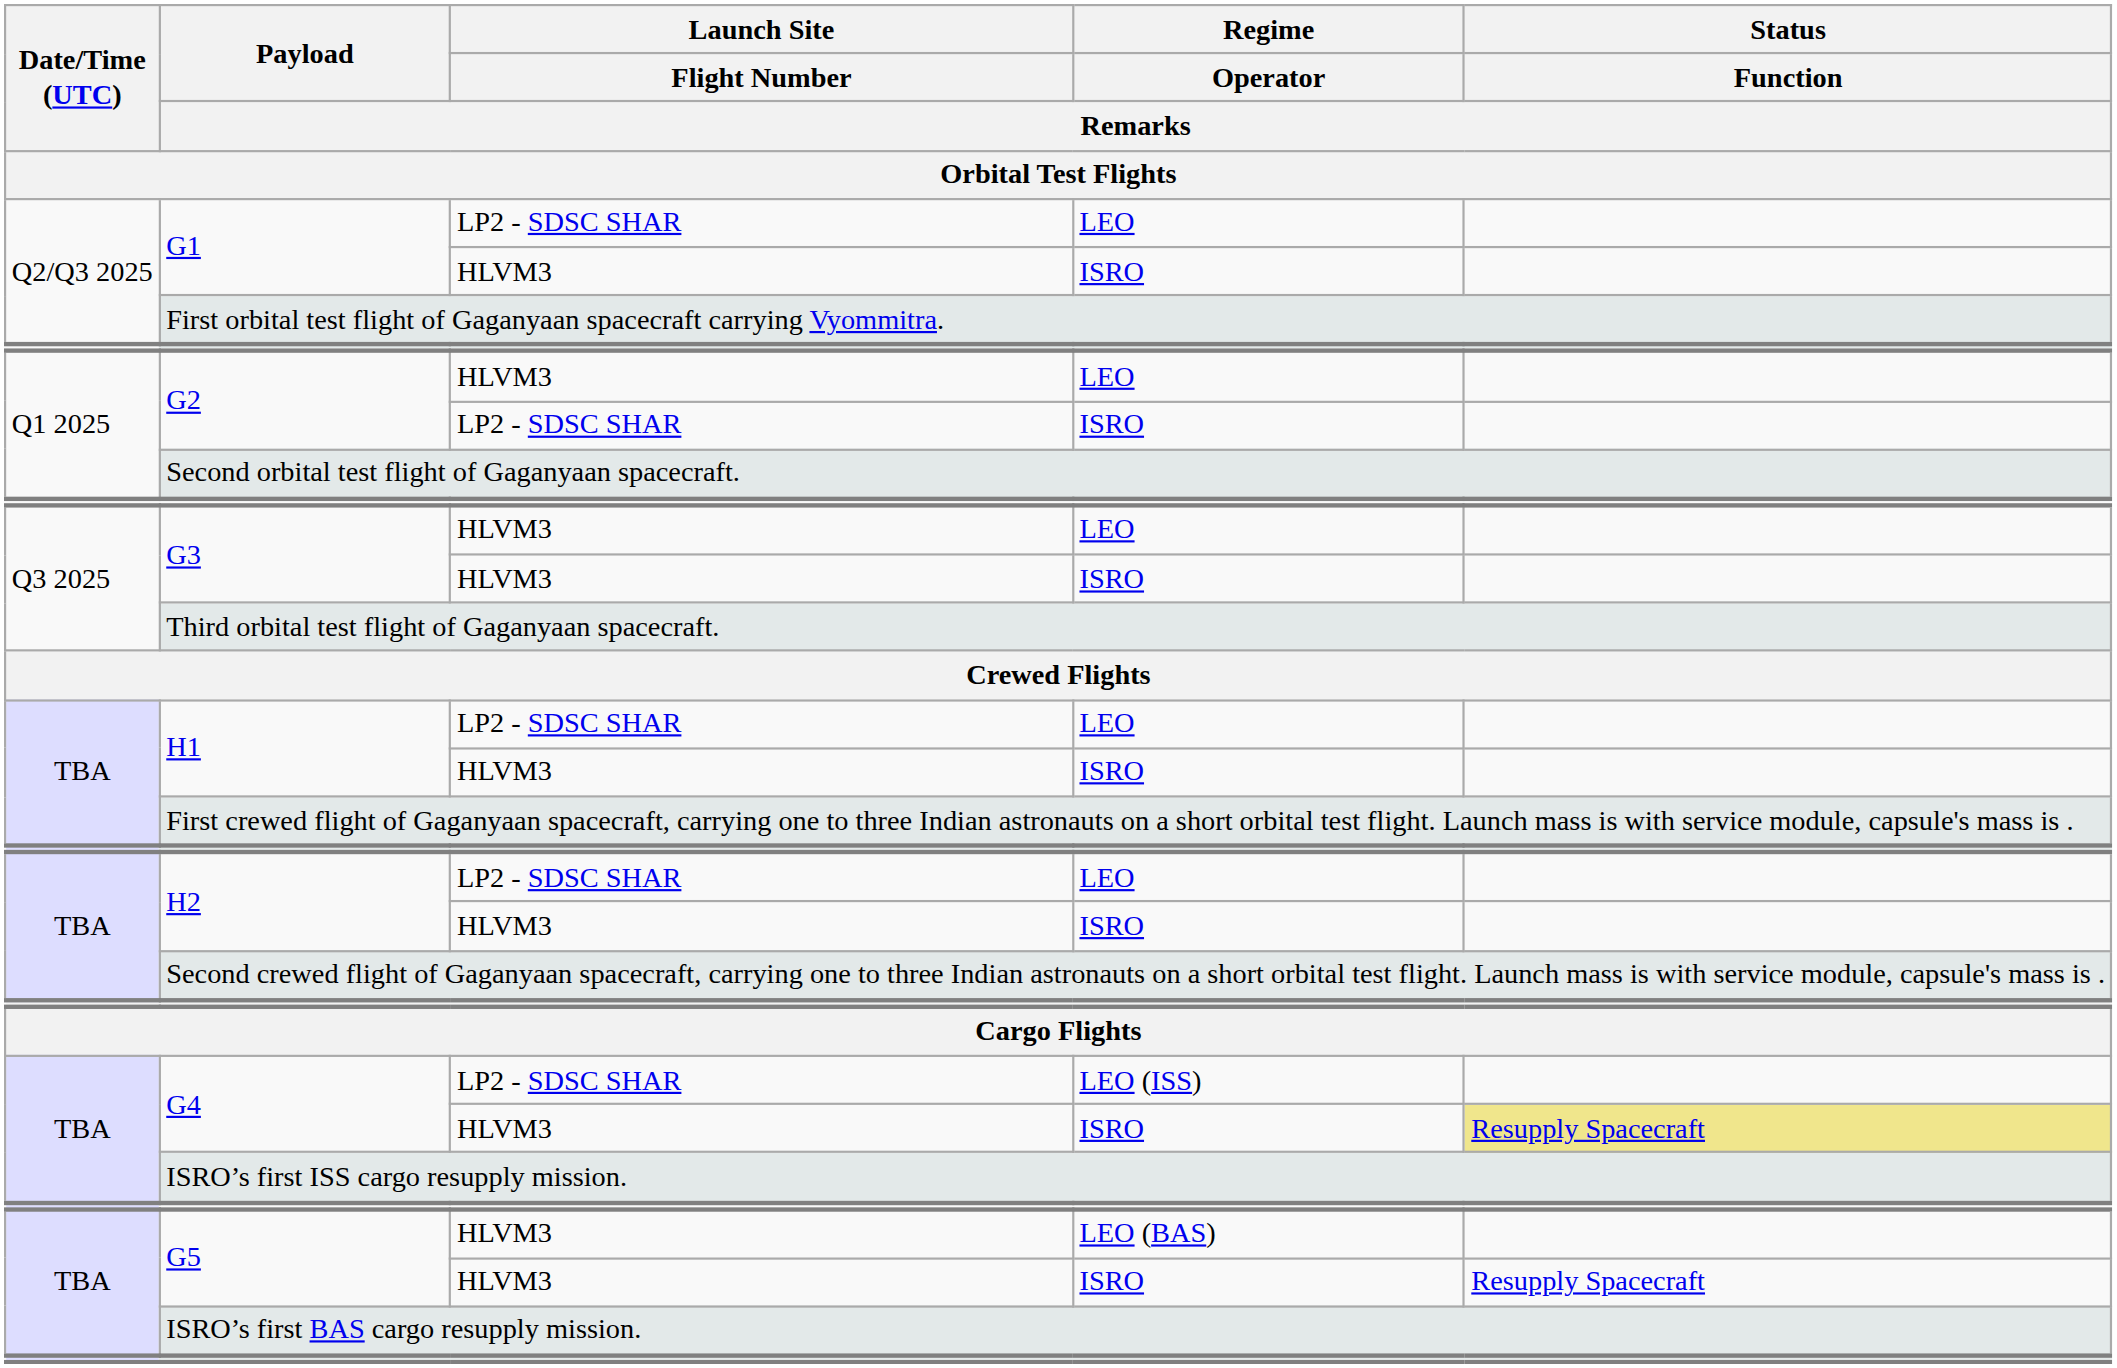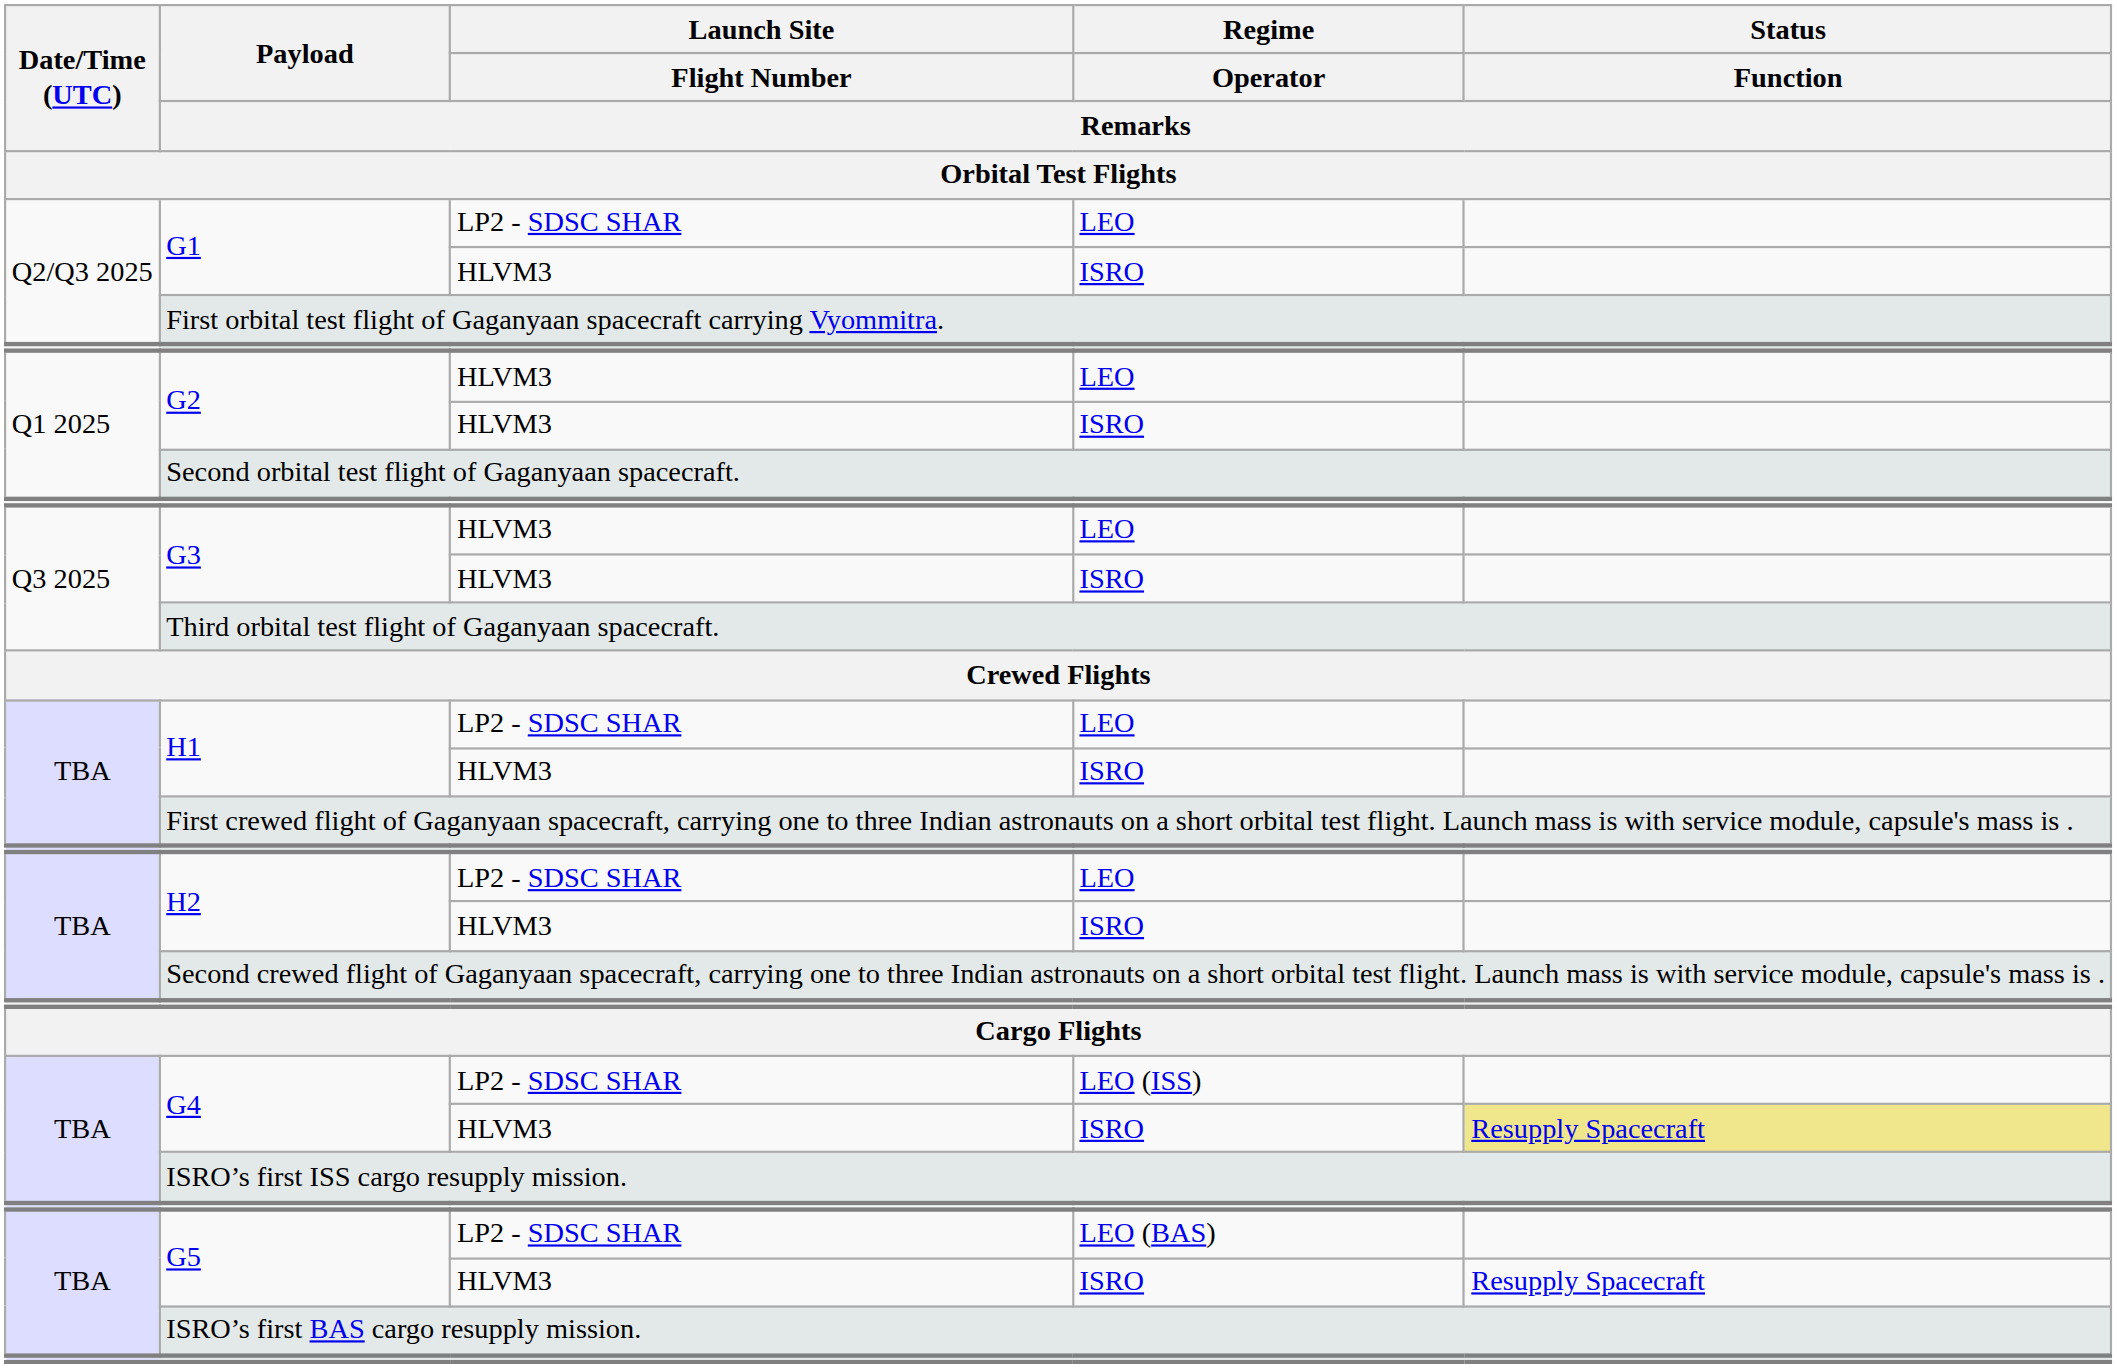(569, 424) LP2 - SDSC SHAR -> (504, 424) HLVM3
(504, 1233) HLVM3 -> (569, 1233) LP2 - SDSC SHAR
